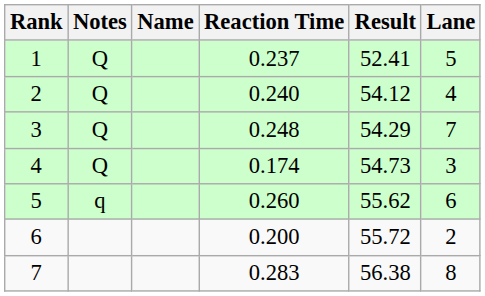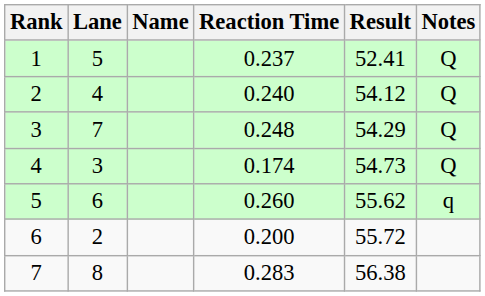columns swapped: (451, 22) <-> (100, 22)
